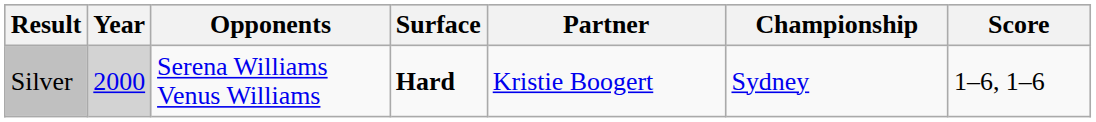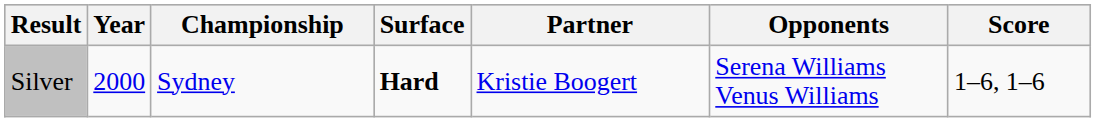columns swapped: (837, 25) <-> (270, 25)
(119, 80) lightgrey background -> (119, 80) no background
